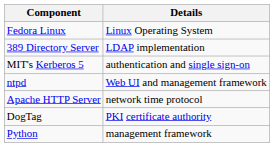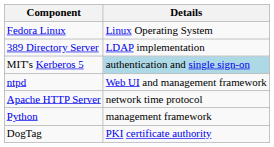(178, 64) no background -> (178, 64) lightblue background
rows swapped: (22, 133) <-> (24, 116)
